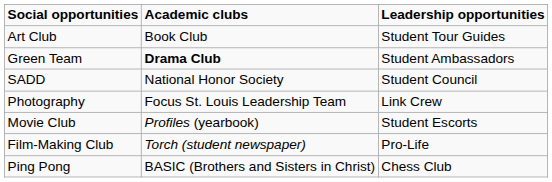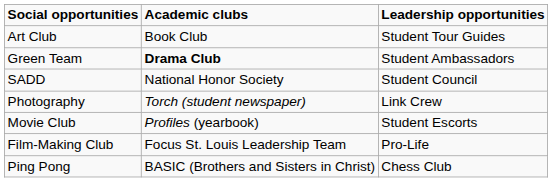(245, 101) Focus St. Louis Leadership Team -> (225, 101) Torch (student newspaper)
(225, 144) Torch (student newspaper) -> (245, 144) Focus St. Louis Leadership Team
